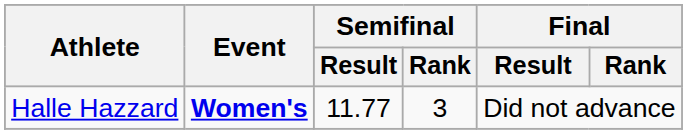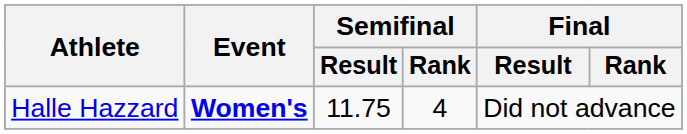(359, 108) 11.77 -> (359, 108) 11.75
(440, 108) 3 -> (440, 108) 4
